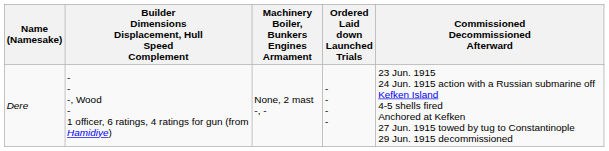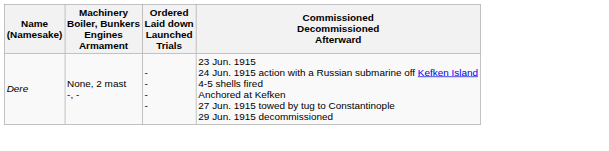- column: (158, 35)
